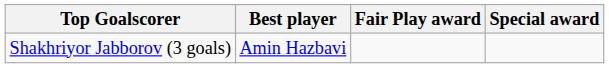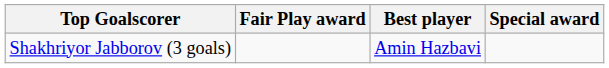columns swapped: (293, 18) <-> (418, 18)
